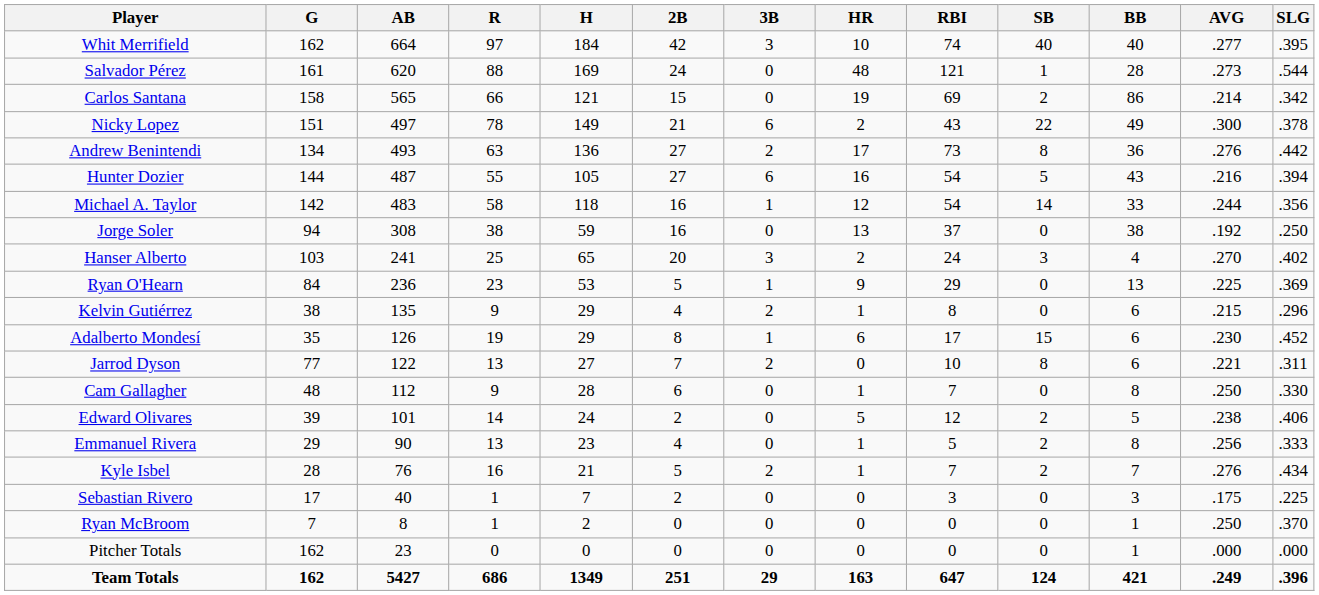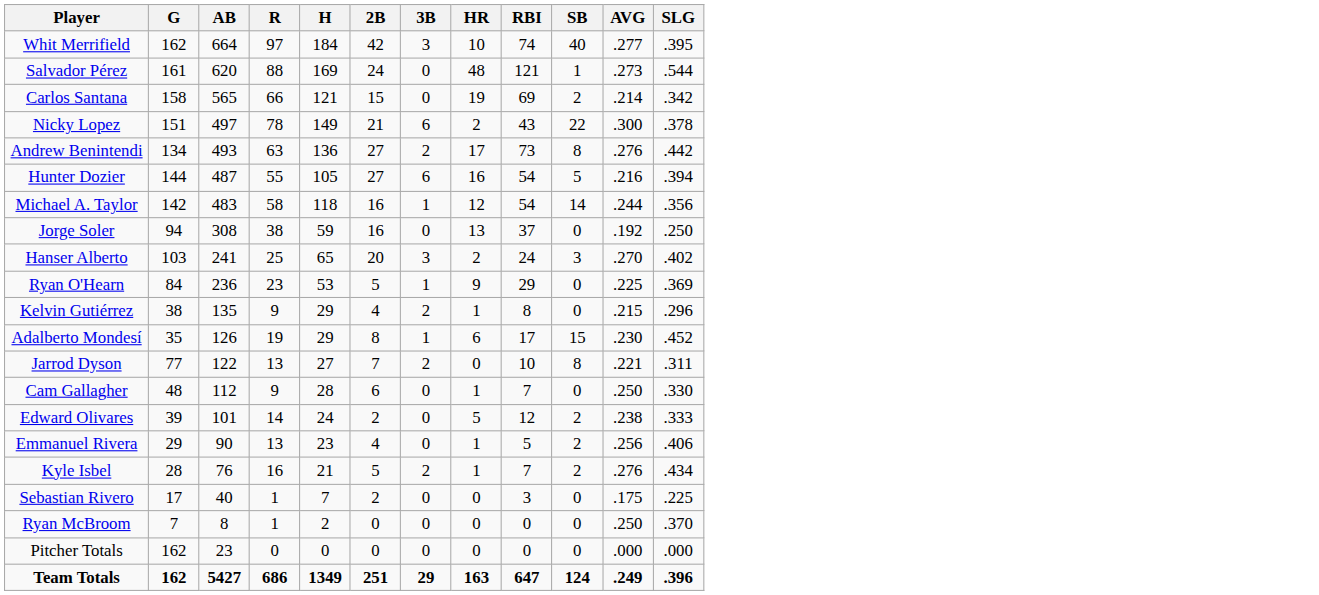- column: (1135, 17)
(1293, 417) .406 -> (678, 417) .333
(1293, 444) .333 -> (678, 444) .406
